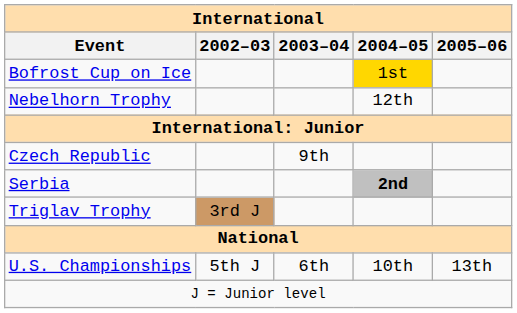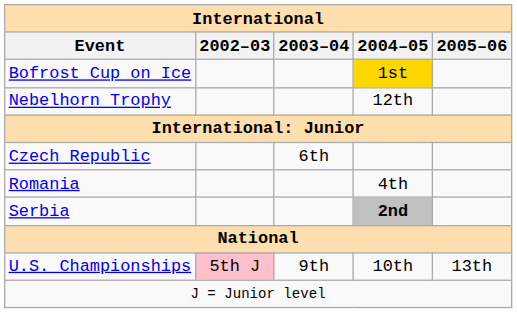(314, 156) 9th -> (314, 156) 6th
+ row: (44, 184)
- row: (80, 211)
(235, 266) no background -> (235, 266) pink background
(314, 266) 6th -> (314, 266) 9th
